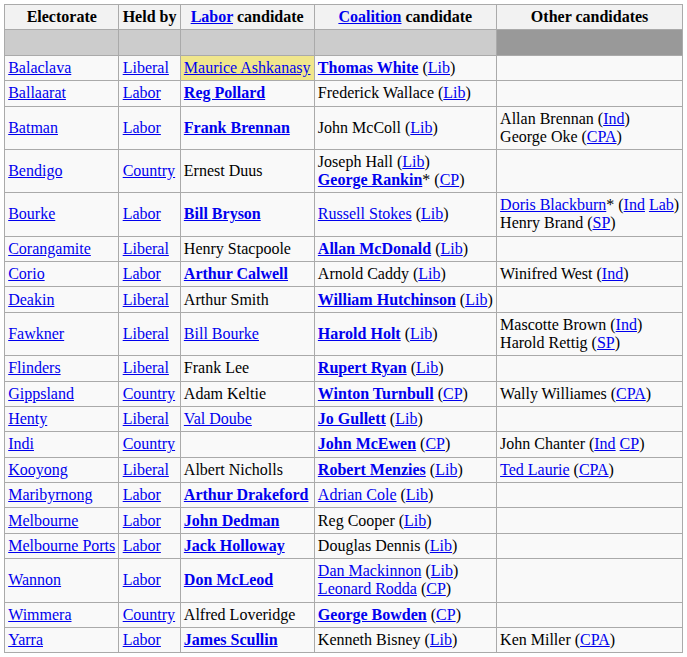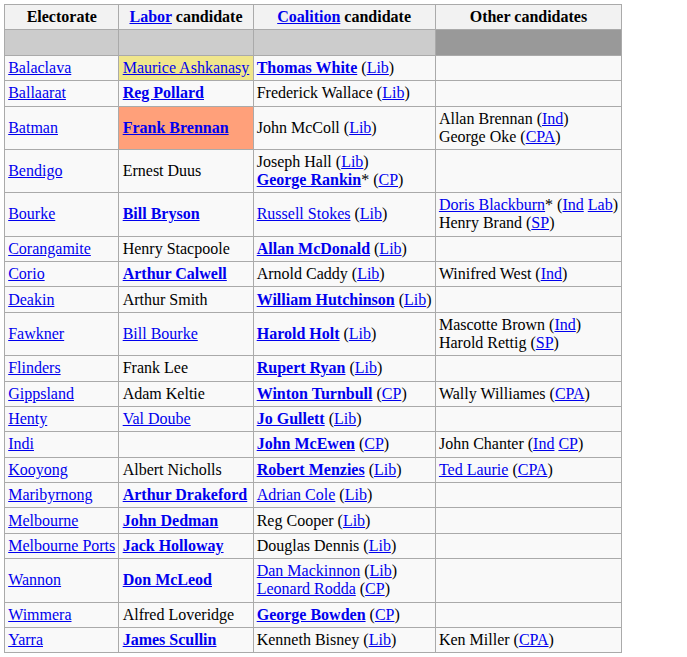- column: (150, 17)
(237, 127) no background -> (176, 127) lightsalmon background
